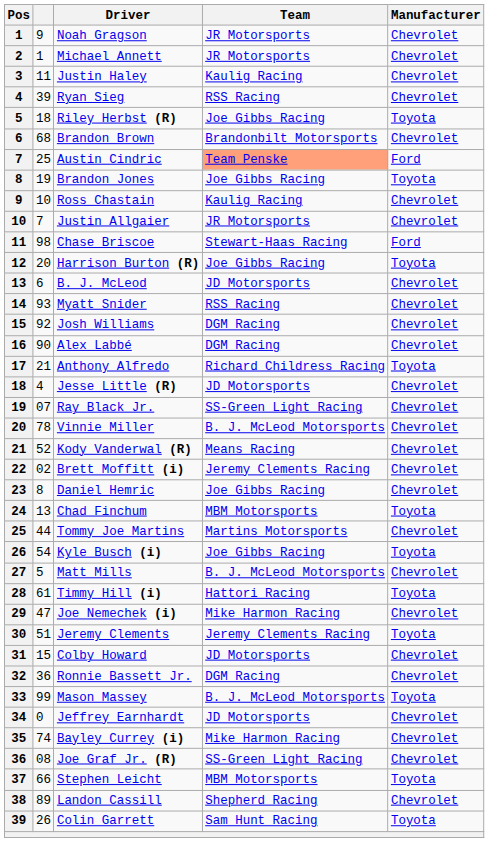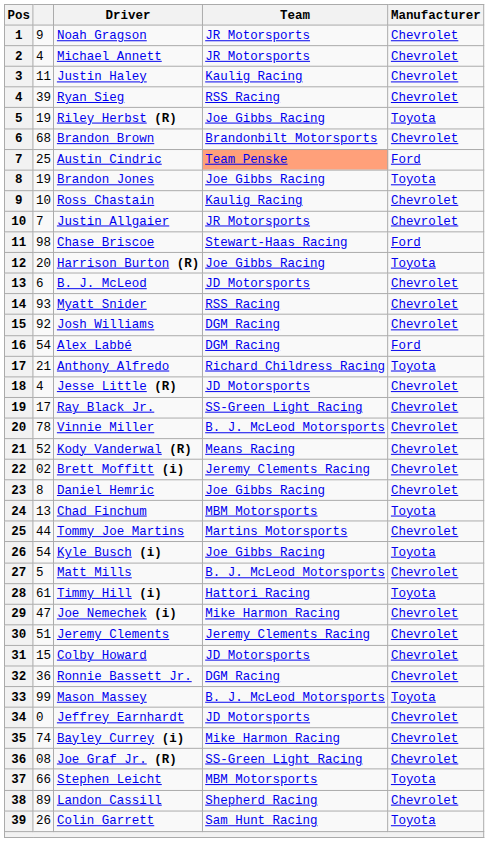(40, 56) 1 -> (40, 56) 4
(43, 118) 18 -> (43, 118) 19
(43, 345) 90 -> (43, 345) 54
(425, 345) Chevrolet -> (406, 345) Ford
(43, 407) 07 -> (43, 407) 17
(413, 635) Toyota -> (425, 635) Chevrolet
